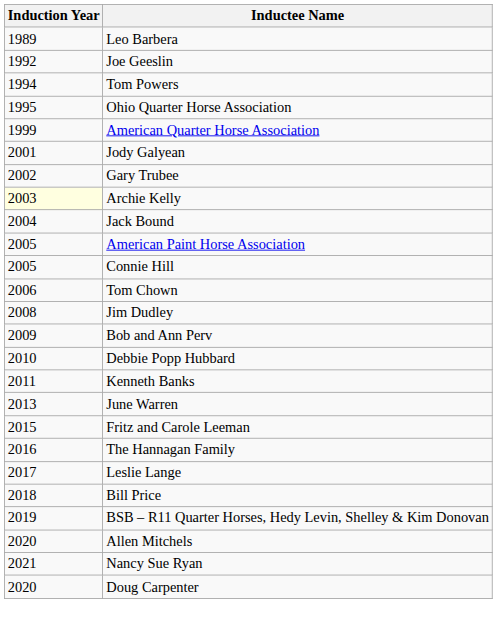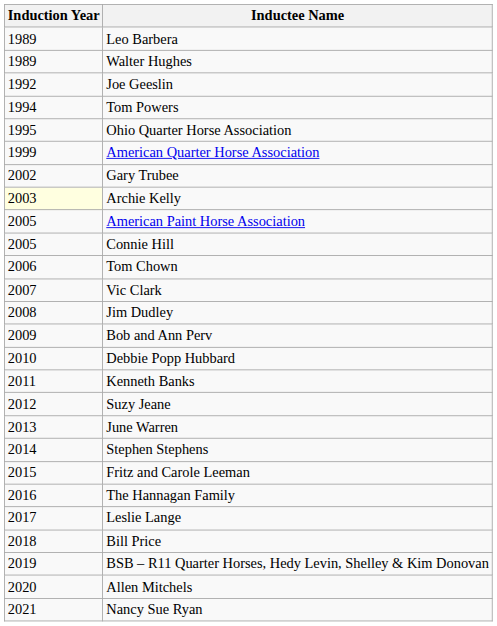+ row: (149, 61)
- row: (146, 152)
- row: (140, 221)
+ row: (134, 289)
+ row: (138, 404)
+ row: (157, 449)
- row: (152, 586)
